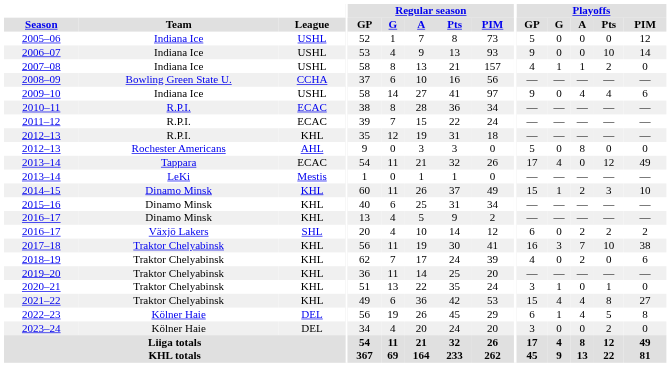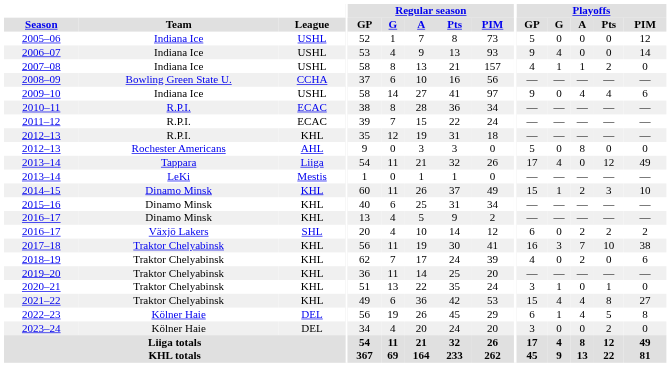(559, 52) 0 -> (559, 52) 4
(609, 52) 10 -> (609, 52) 0
(312, 162) ECAC -> (312, 162) Liiga
